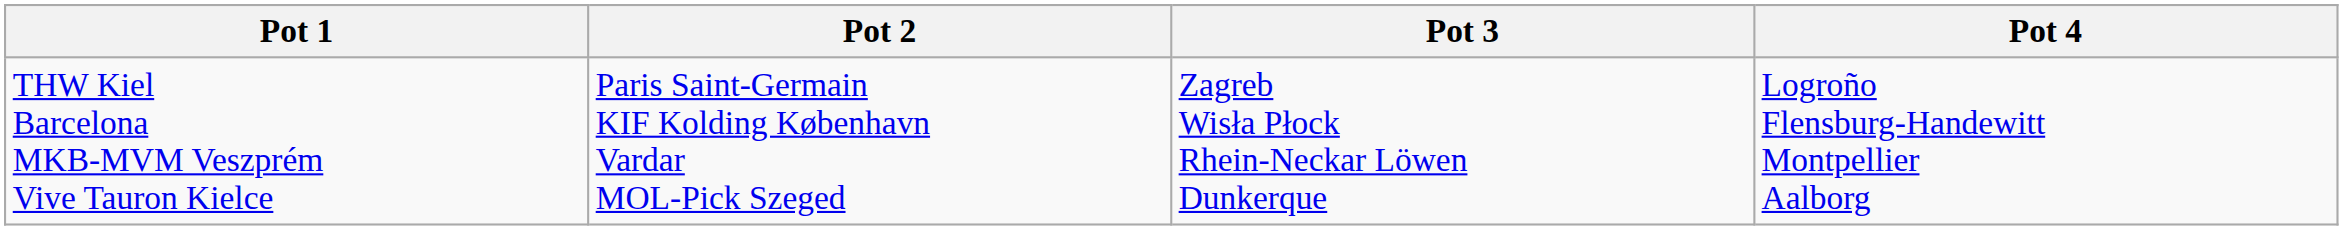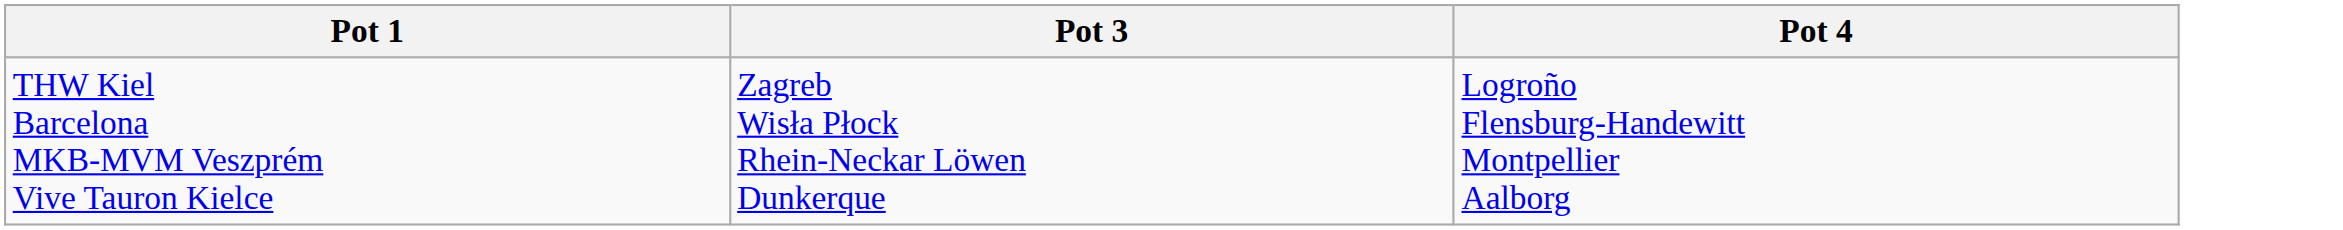- column: (879, 31)
